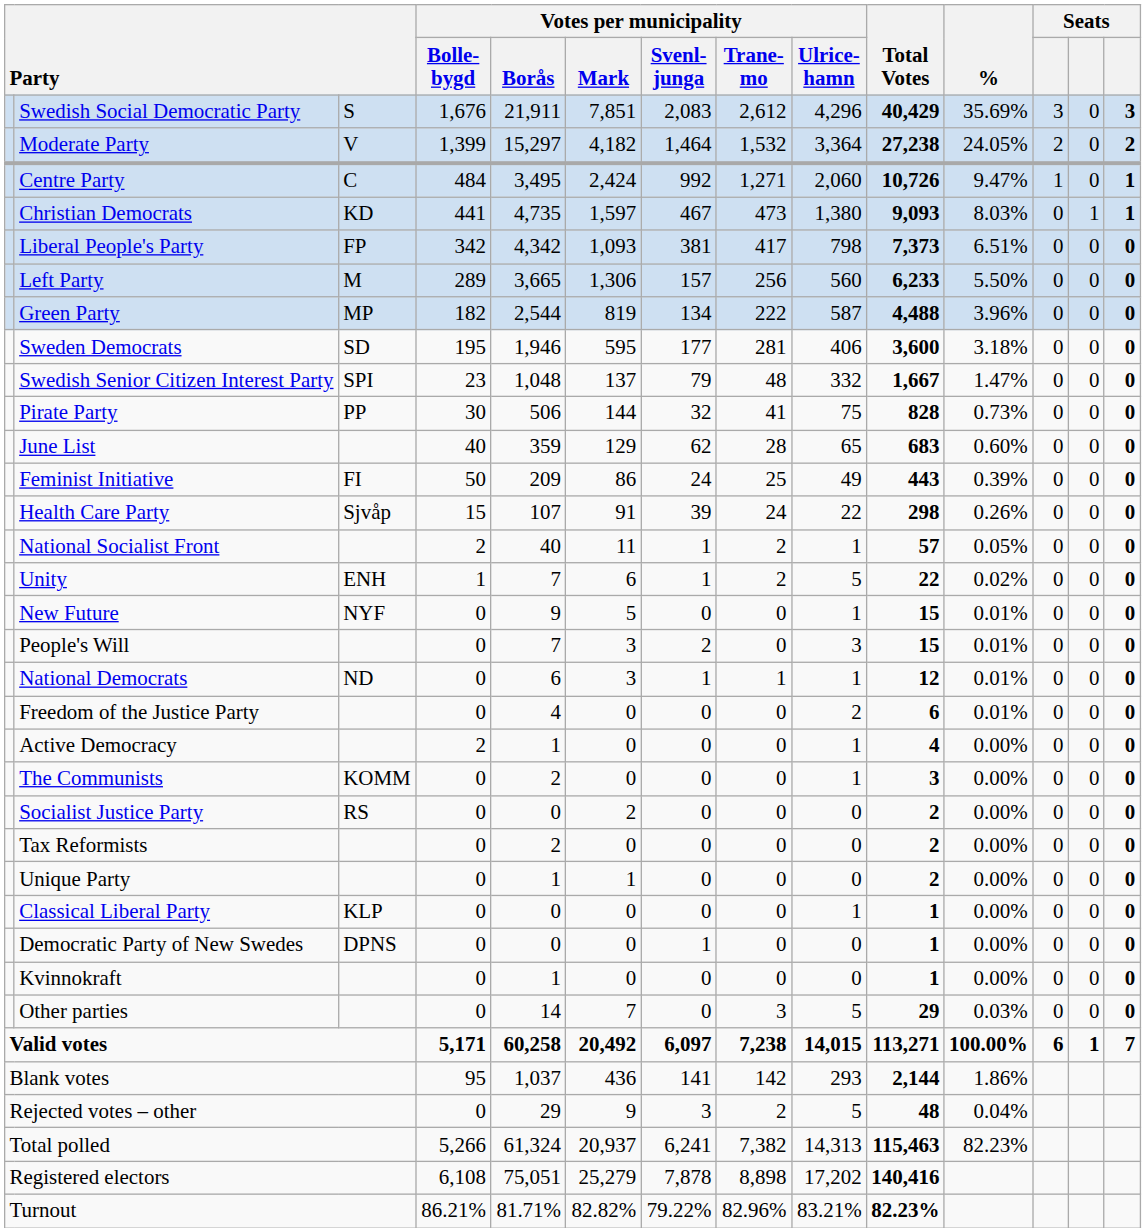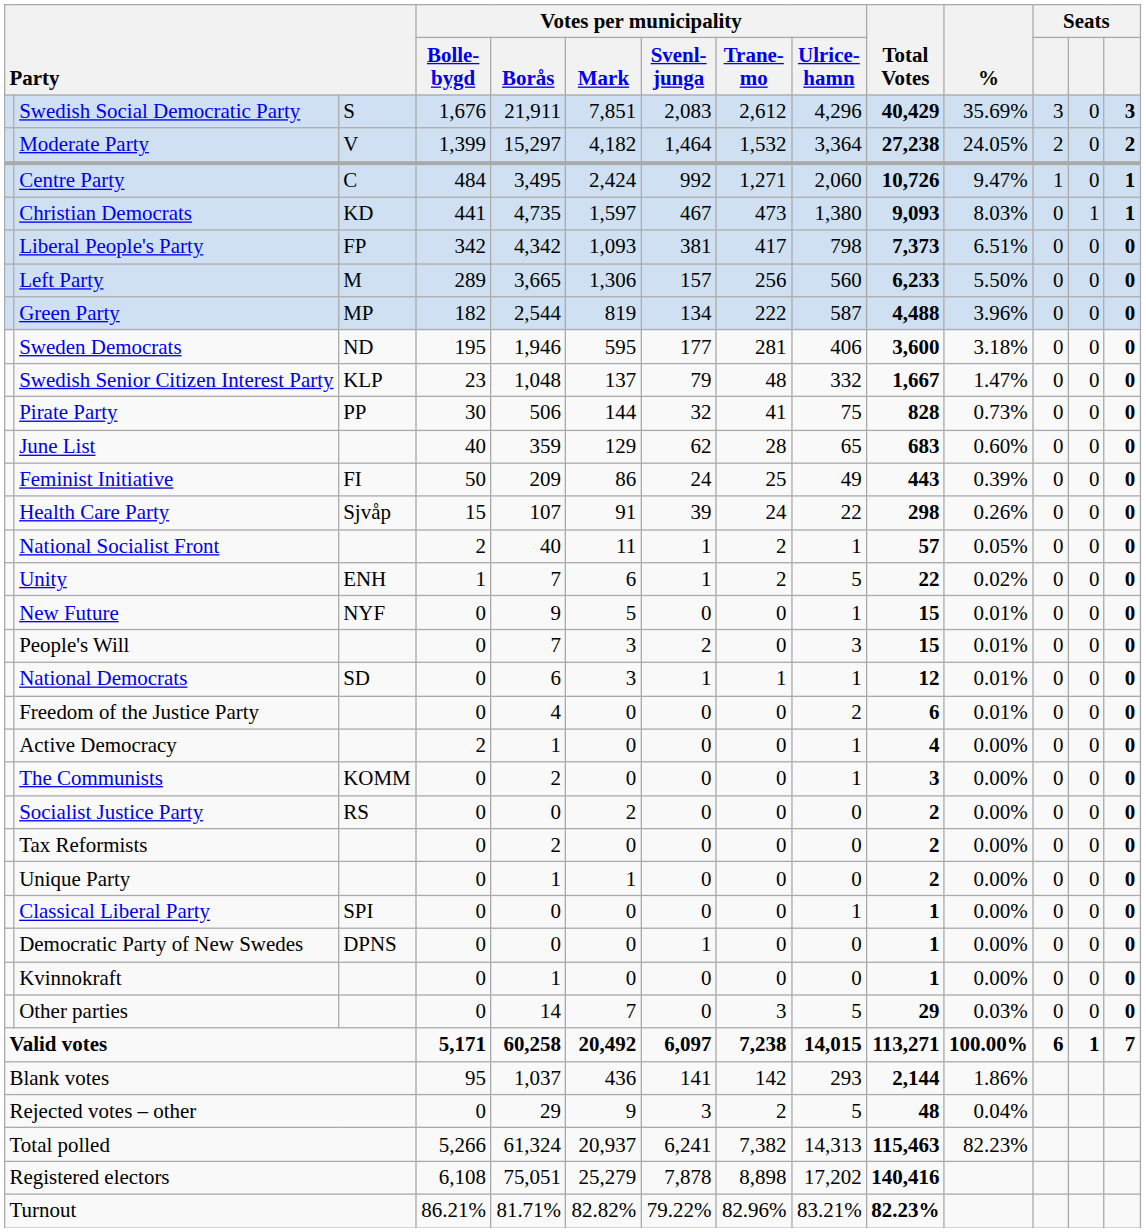(357, 346) SD -> (358, 346) ND
(358, 379) SPI -> (363, 379) KLP
(358, 678) ND -> (357, 678) SD
(363, 911) KLP -> (358, 911) SPI
